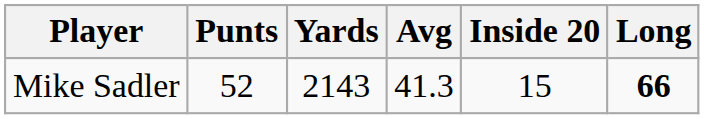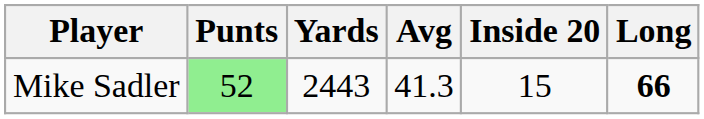(237, 85) no background -> (237, 85) lightgreen background
(336, 85) 2143 -> (336, 85) 2443
